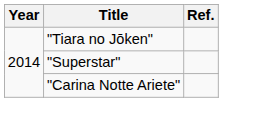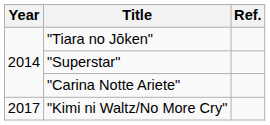+ row: (137, 108)
